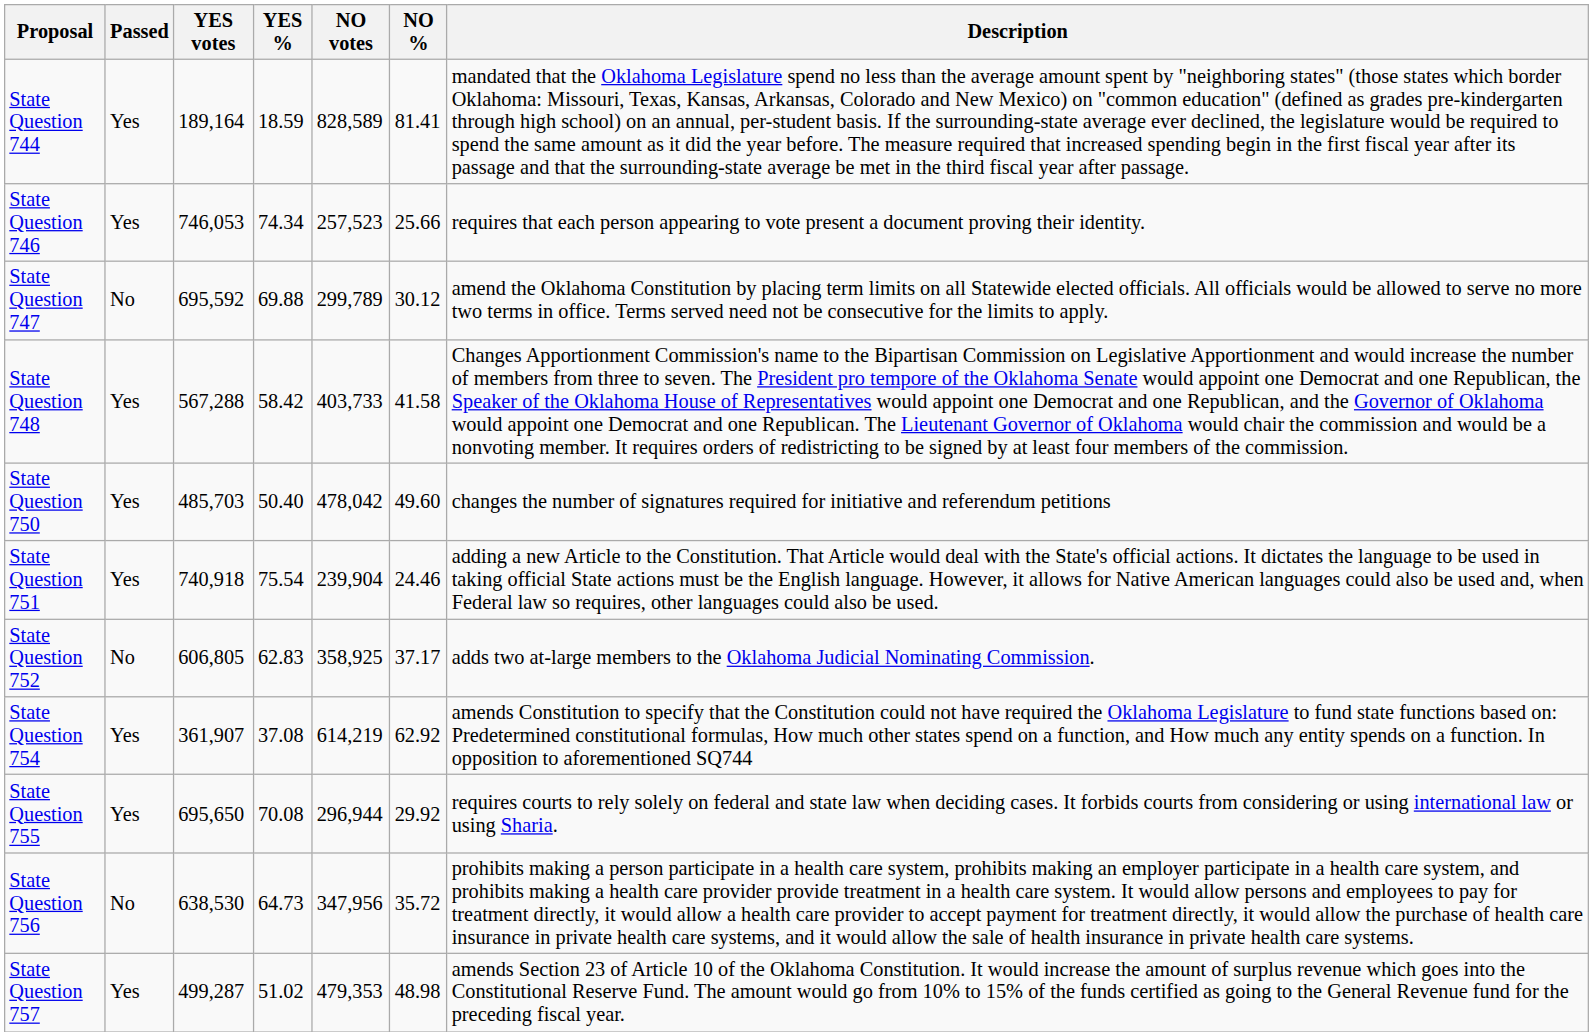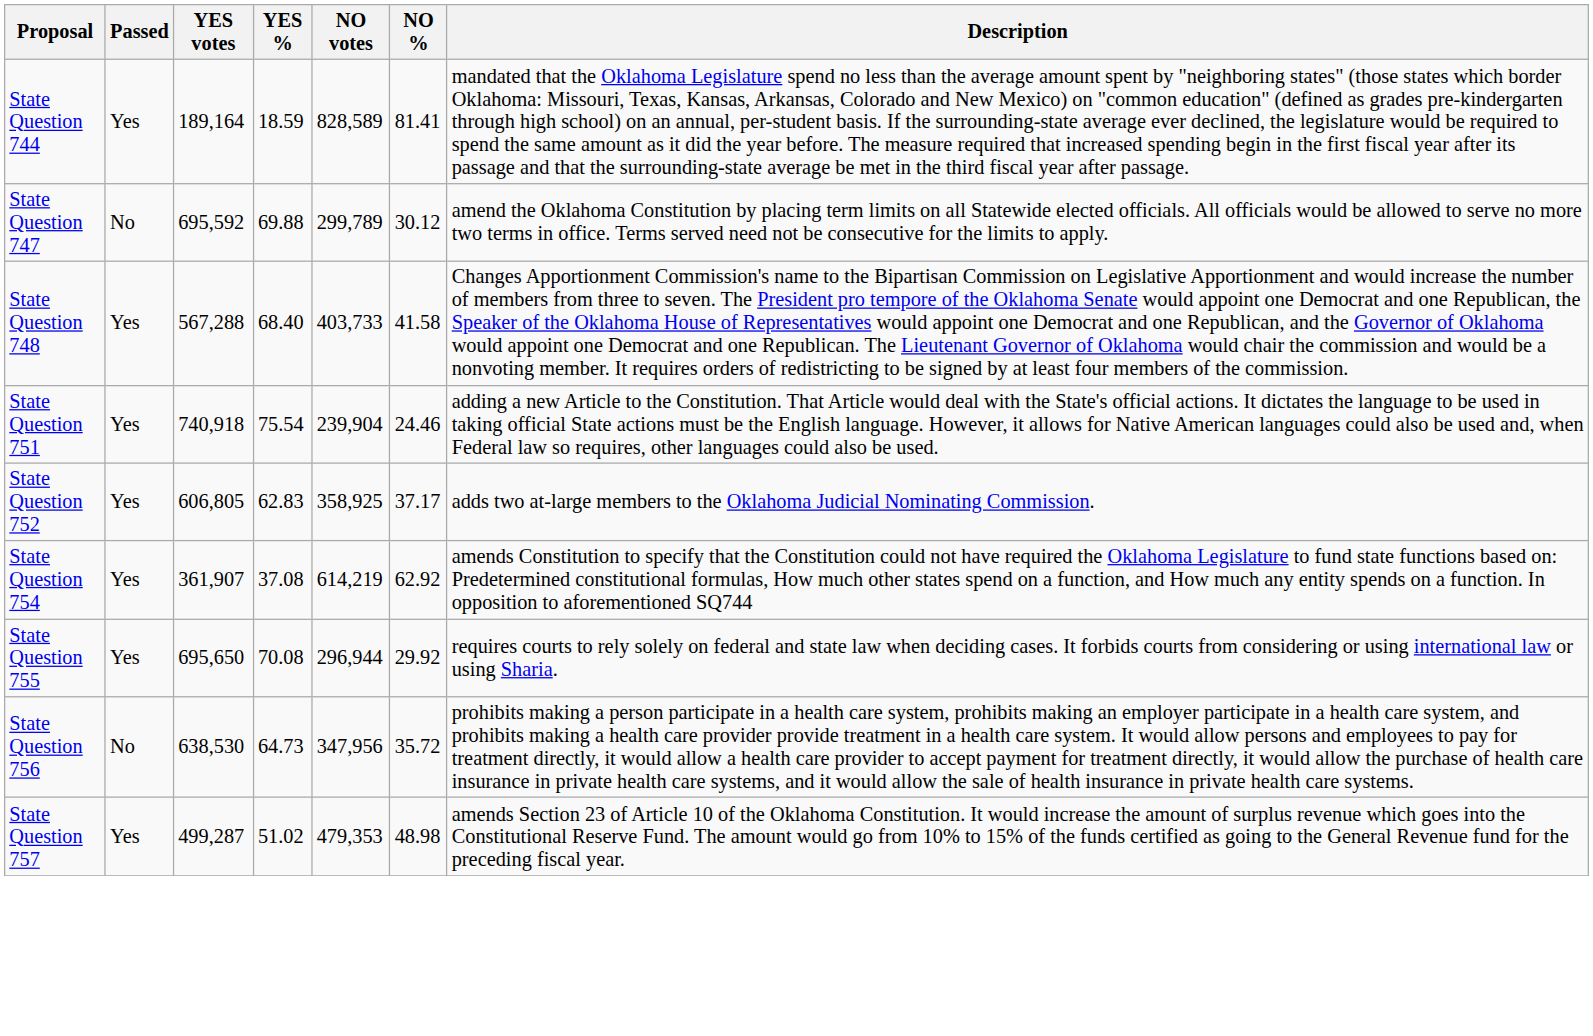- row: (46, 222)
(281, 400) 58.42 -> (281, 323) 68.40
- row: (46, 501)
(123, 657) No -> (125, 501) Yes
